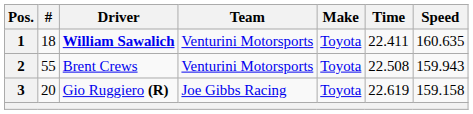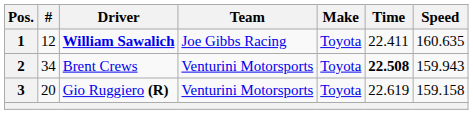(48, 41) 18 -> (48, 41) 12
(247, 41) Venturini Motorsports -> (234, 41) Joe Gibbs Racing
(48, 66) 55 -> (48, 66) 34
(389, 66) normal -> (389, 66) bold
(234, 90) Joe Gibbs Racing -> (247, 90) Venturini Motorsports
